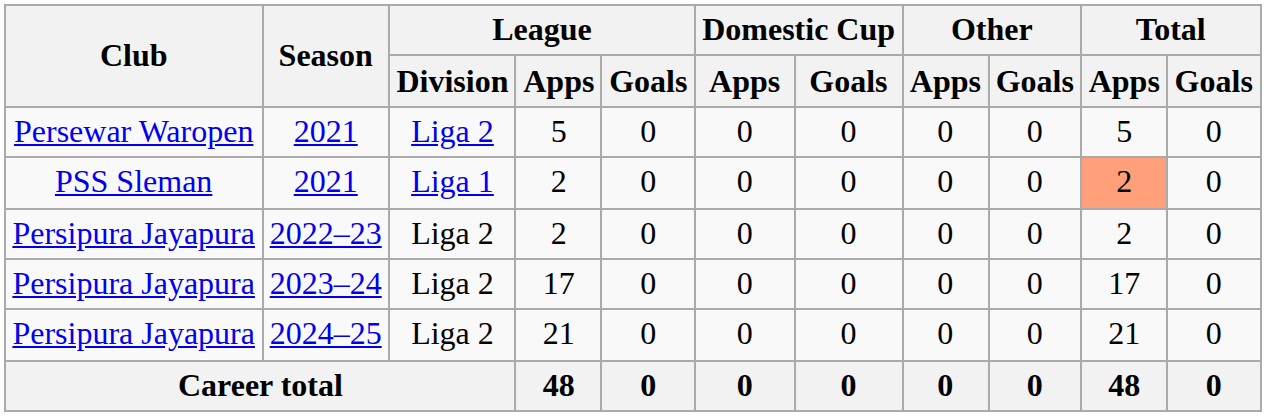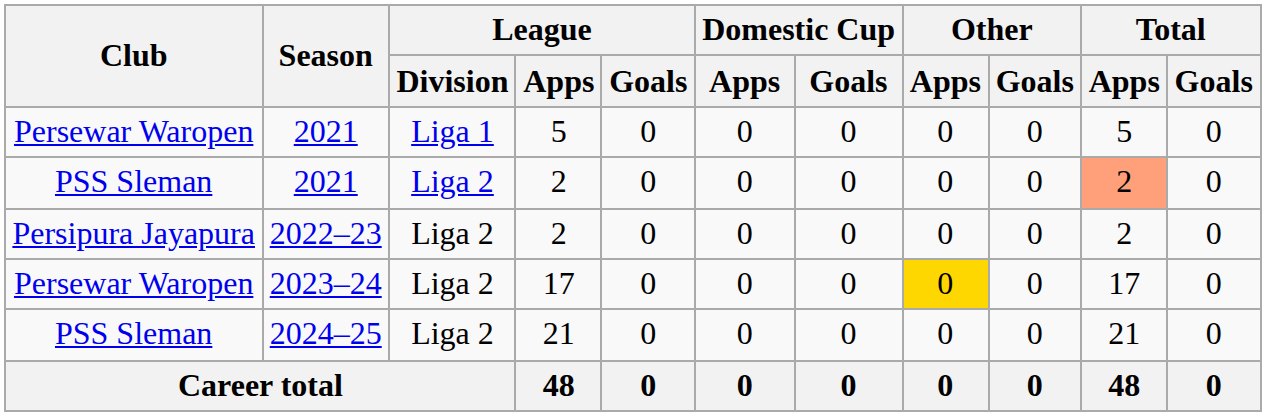(452, 131) Liga 2 -> (452, 131) Liga 1
(452, 182) Liga 1 -> (452, 182) Liga 2
(134, 283) Persipura Jayapura -> (134, 283) Persewar Waropen
(945, 283) no background -> (945, 283) gold background
(134, 334) Persipura Jayapura -> (134, 334) PSS Sleman
